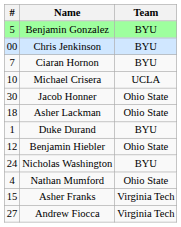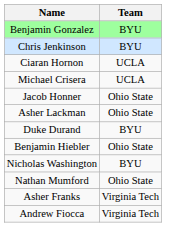- column: (12, 12)
(146, 63) BYU -> (130, 63) UCLA
